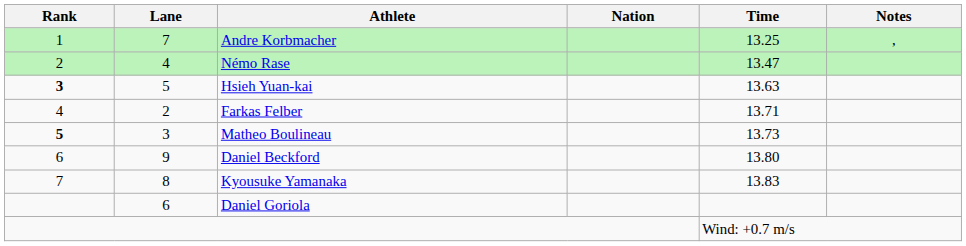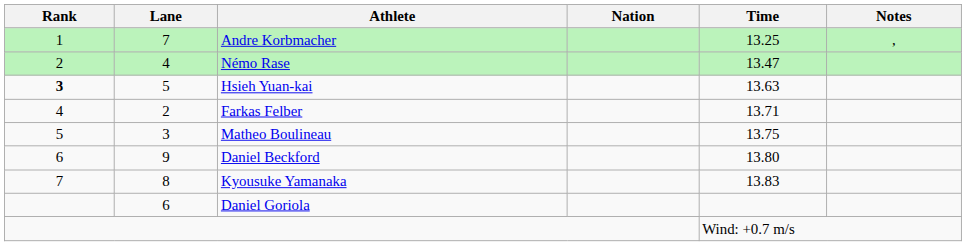(59, 134) bold -> (59, 134) normal
(763, 134) 13.73 -> (763, 134) 13.75
